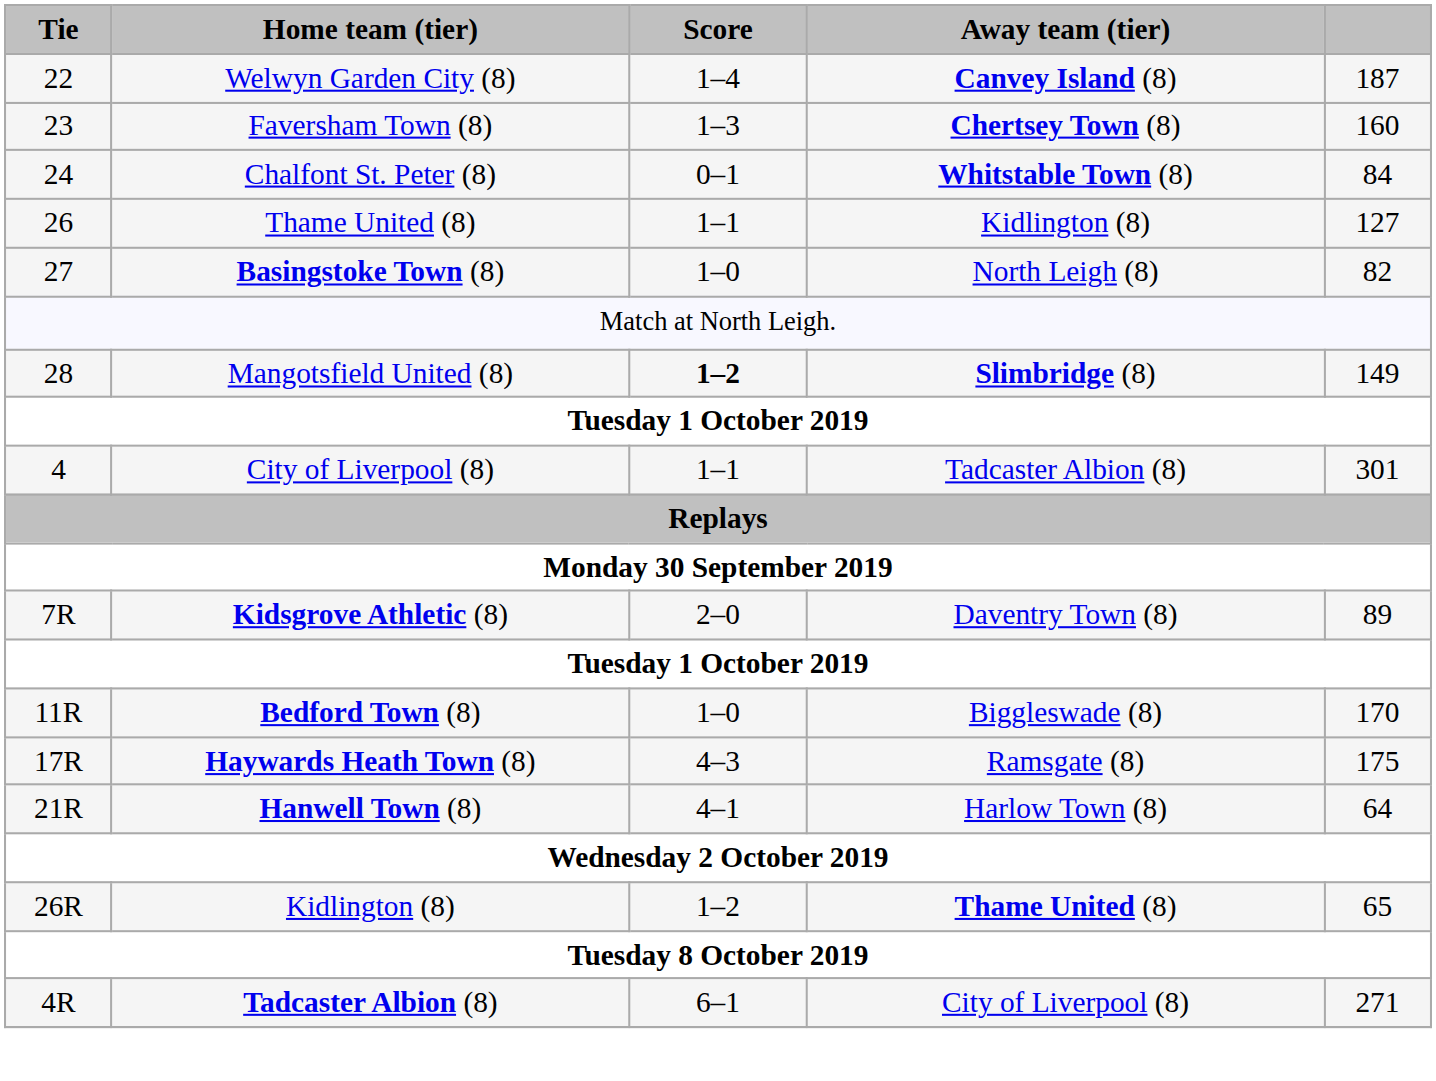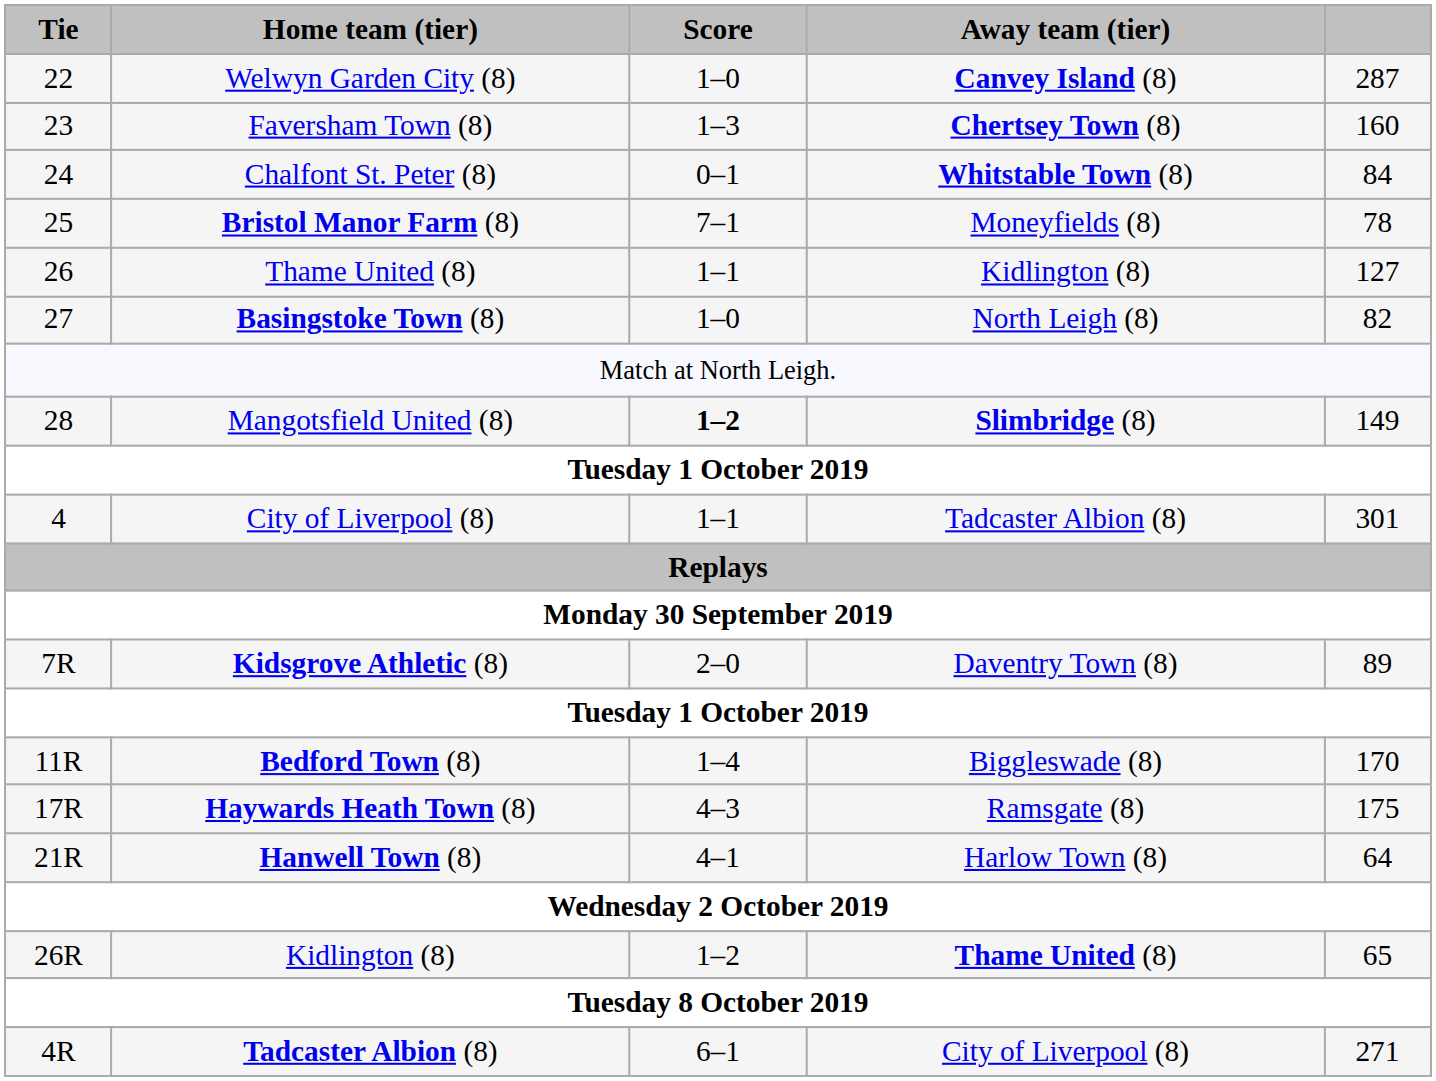(718, 77) 1–4 -> (718, 77) 1–0
(1377, 77) 187 -> (1377, 77) 287
+ row: (370, 222)
(718, 712) 1–0 -> (718, 760) 1–4
